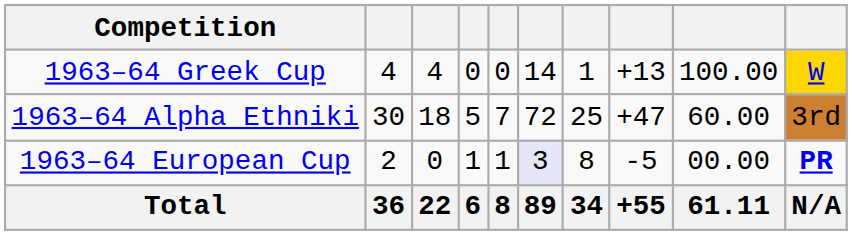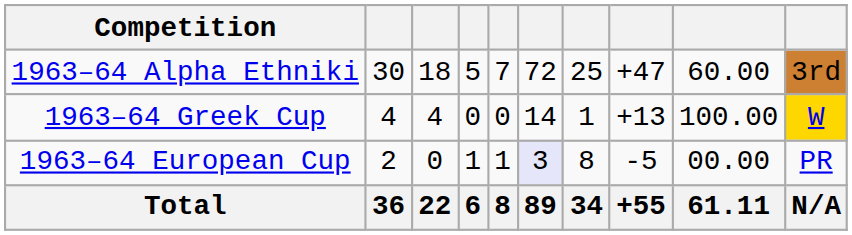rows swapped: (185, 117) <-> (185, 72)
(816, 162) bold -> (816, 162) normal
